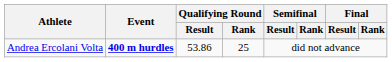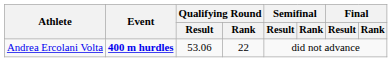(199, 48) 53.86 -> (199, 48) 53.06
(244, 48) 25 -> (244, 48) 22
